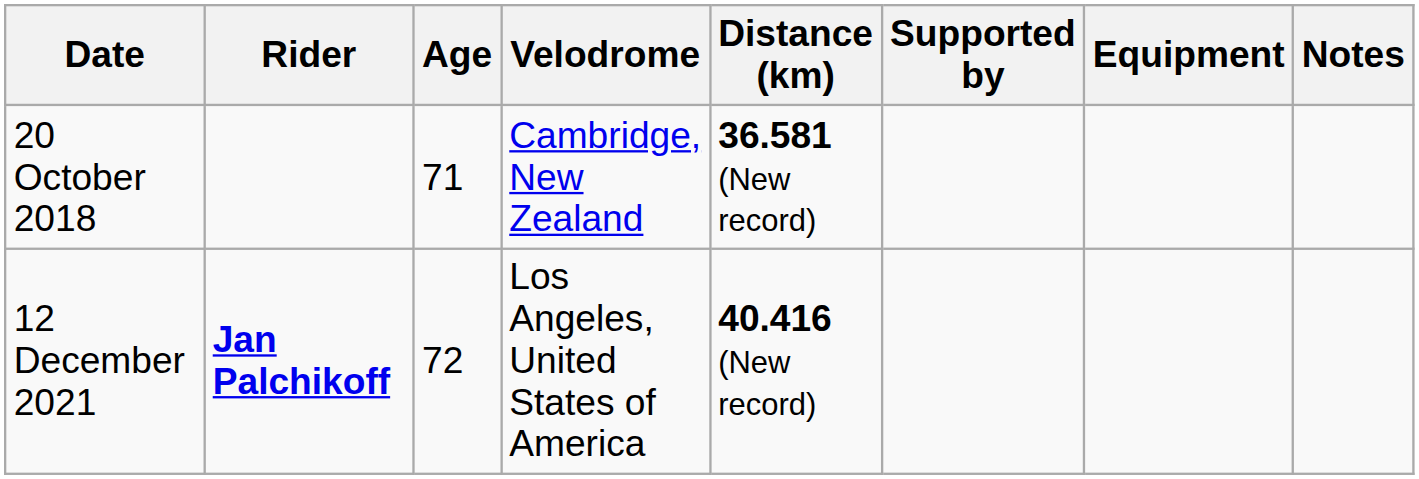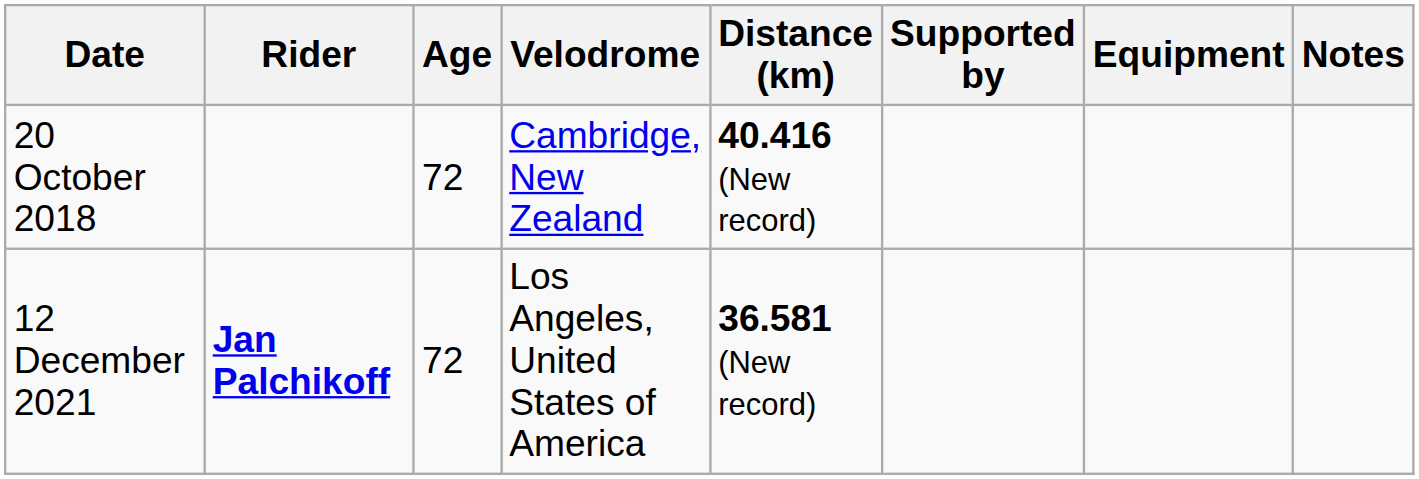(443, 176) 71 -> (443, 176) 72
(775, 176) 36.581 (New record) -> (775, 176) 40.416 (New record)
(775, 360) 40.416 (New record) -> (775, 360) 36.581 (New record)
